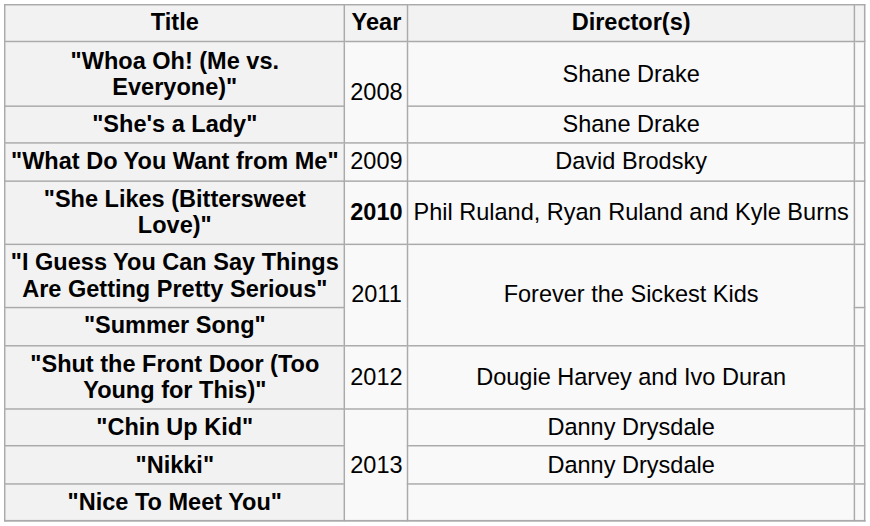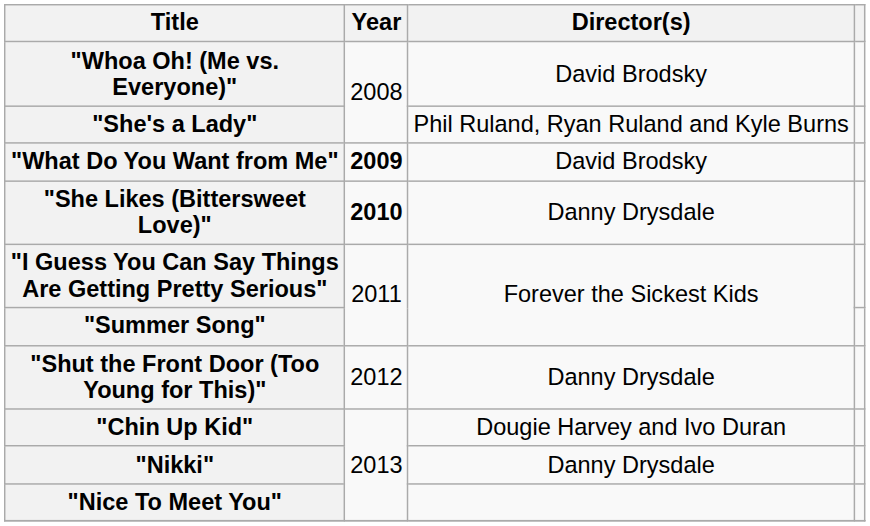(631, 73) Shane Drake -> (631, 73) David Brodsky
(631, 124) Shane Drake -> (631, 124) Phil Ruland, Ryan Ruland and Kyle Burns
(376, 161) normal -> (376, 161) bold
(631, 212) Phil Ruland, Ryan Ruland and Kyle Burns -> (631, 212) Danny Drysdale
(631, 376) Dougie Harvey and Ivo Duran -> (631, 376) Danny Drysdale
(631, 427) Danny Drysdale -> (631, 427) Dougie Harvey and Ivo Duran
